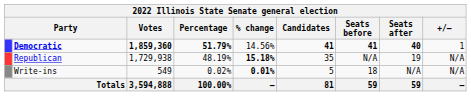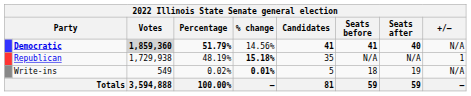(150, 46) no background -> (150, 46) lightgrey background
(462, 46) 1 -> (457, 46) N/A
(416, 59) 19 -> (414, 59) N/A
(457, 59) N/A -> (462, 59) 1
(414, 72) N/A -> (416, 72) 19
